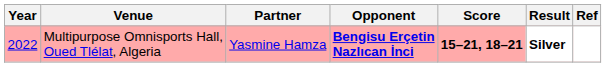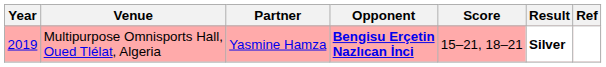(22, 44) 2022 -> (22, 44) 2019
(482, 44) bold -> (482, 44) normal
